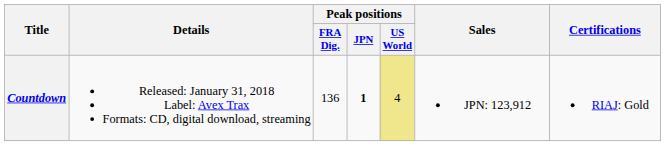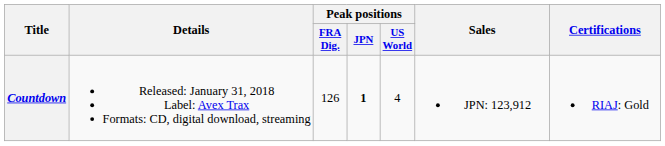(330, 98) 136 -> (330, 98) 126
(397, 98) khaki background -> (397, 98) no background
